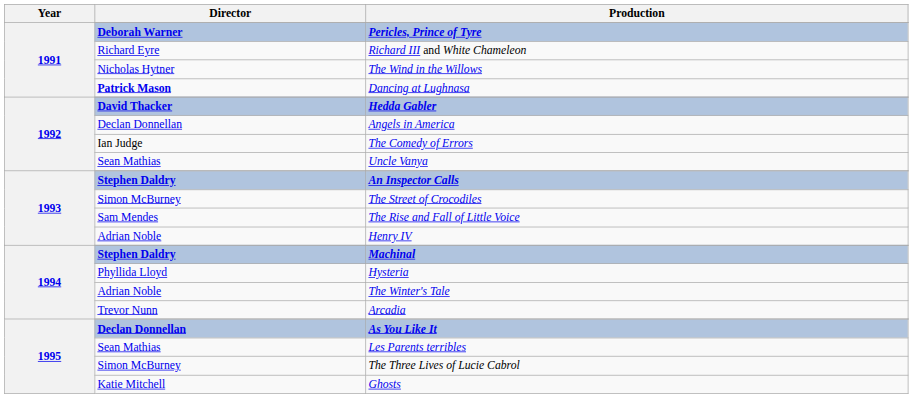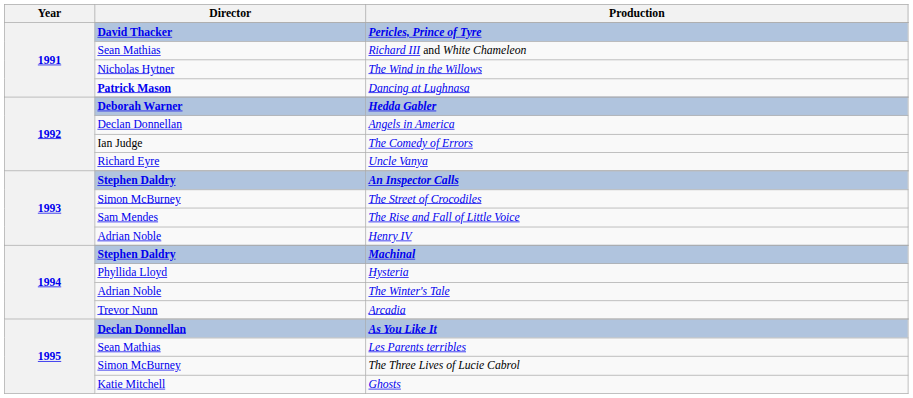(140, 32) Deborah Warner -> (135, 32) David Thacker
(128, 50) Richard Eyre -> (129, 50) Sean Mathias
(135, 106) David Thacker -> (140, 106) Deborah Warner
(129, 161) Sean Mathias -> (128, 161) Richard Eyre
